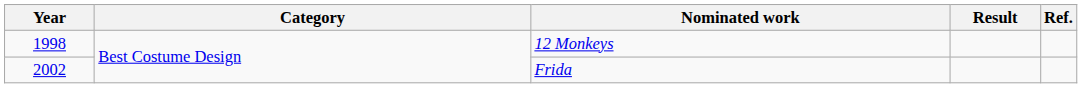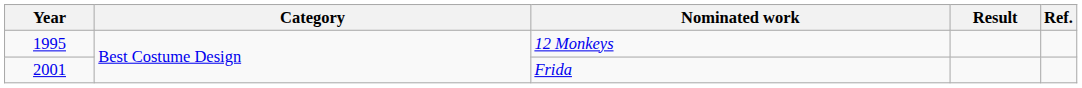(50, 43) 1998 -> (50, 43) 1995
(50, 69) 2002 -> (50, 69) 2001
